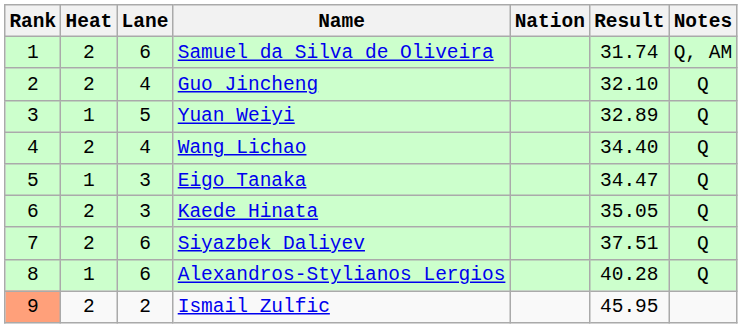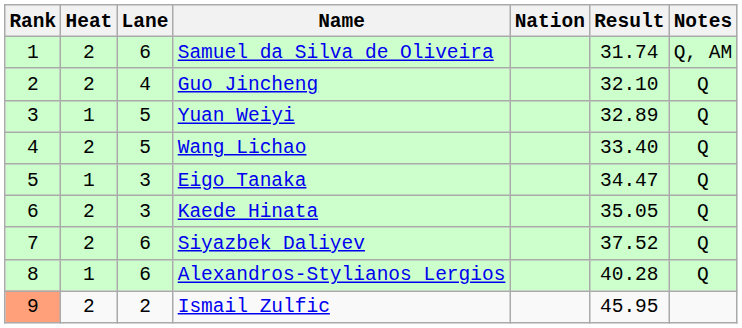(145, 148) 4 -> (145, 148) 5
(629, 148) 34.40 -> (629, 148) 33.40
(629, 243) 37.51 -> (629, 243) 37.52
